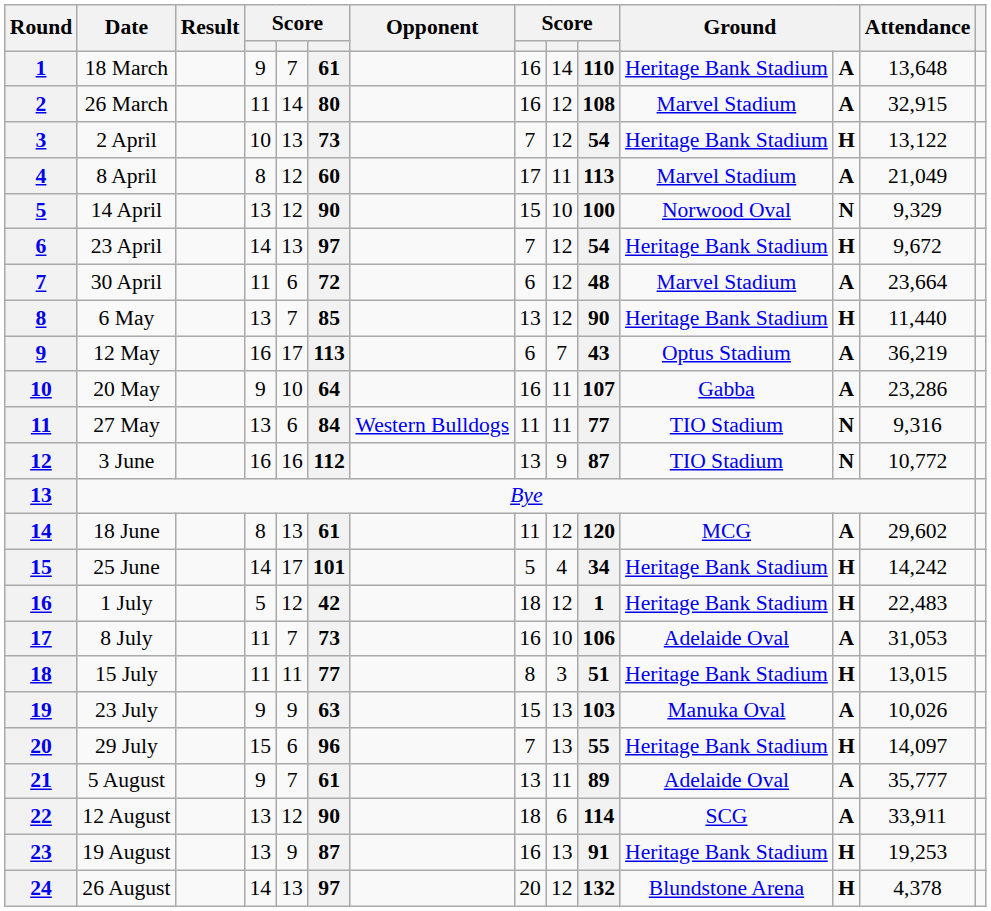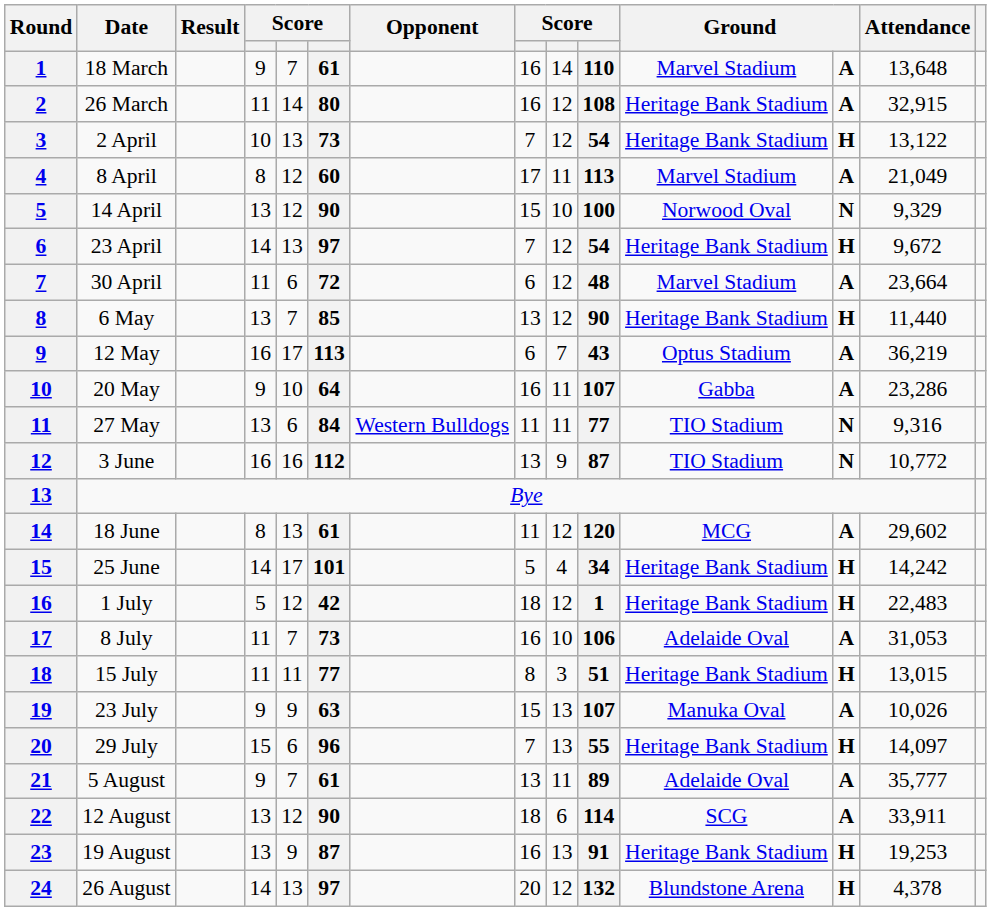(726, 68) Heritage Bank Stadium -> (726, 68) Marvel Stadium
(726, 104) Marvel Stadium -> (726, 104) Heritage Bank Stadium
(599, 709) 103 -> (599, 709) 107
